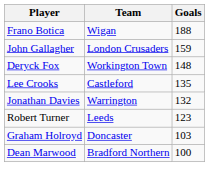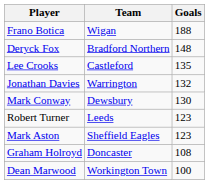- row: (40, 48)
(127, 65) Workington Town -> (128, 48) Bradford Northern
+ row: (39, 100)
+ row: (33, 135)
(183, 135) 103 -> (183, 153) 108
(128, 153) Bradford Northern -> (127, 170) Workington Town
